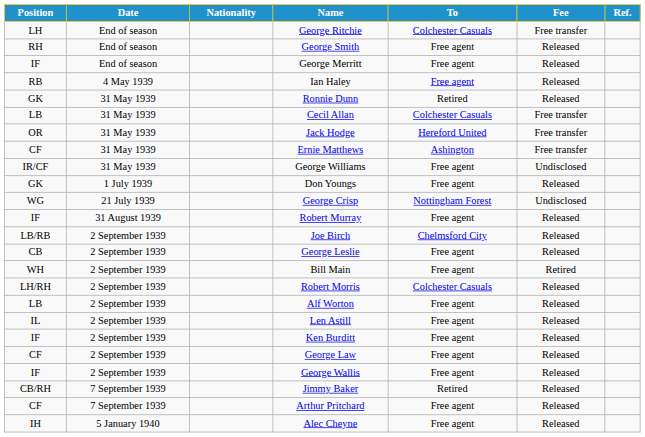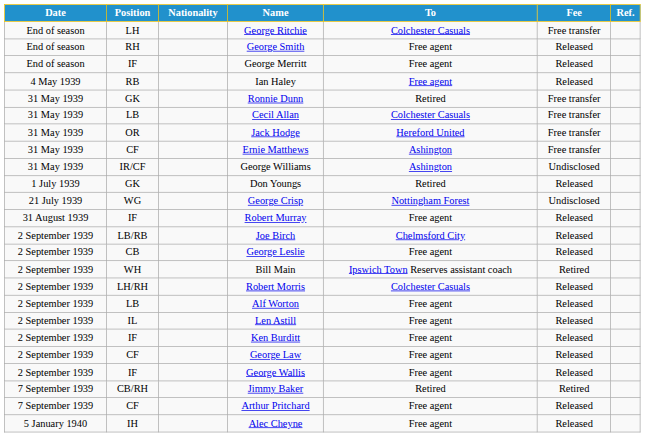columns swapped: (128, 13) <-> (35, 13)
(561, 98) Released -> (574, 98) Free transfer
(452, 167) Free agent -> (430, 167) Ashington
(452, 184) Free agent -> (430, 184) Retired
(452, 269) Free agent -> (430, 269) Ipswich Town Reserves assistant coach
(561, 389) Released -> (574, 389) Retired
